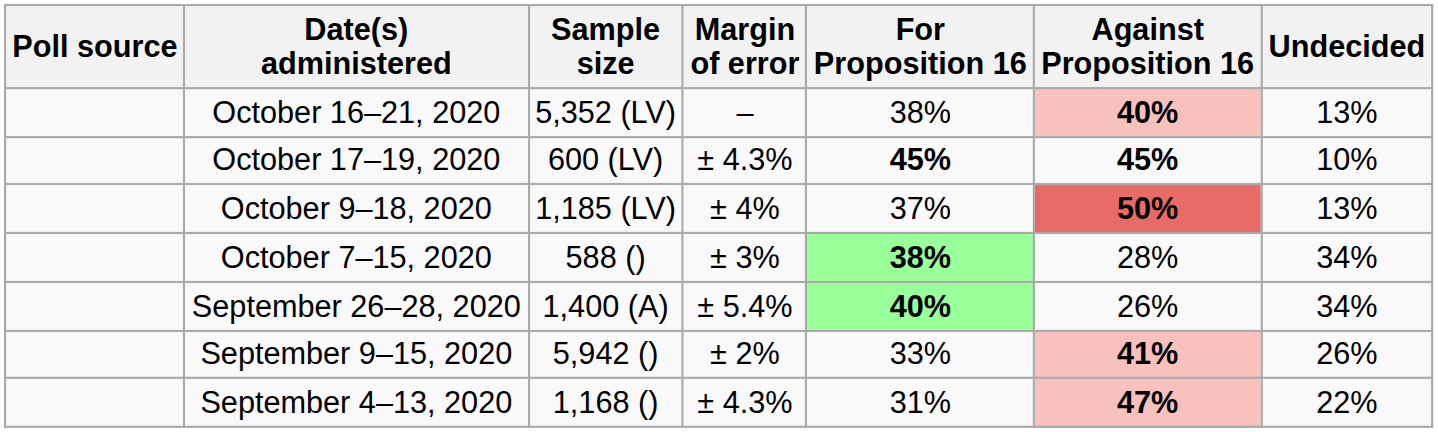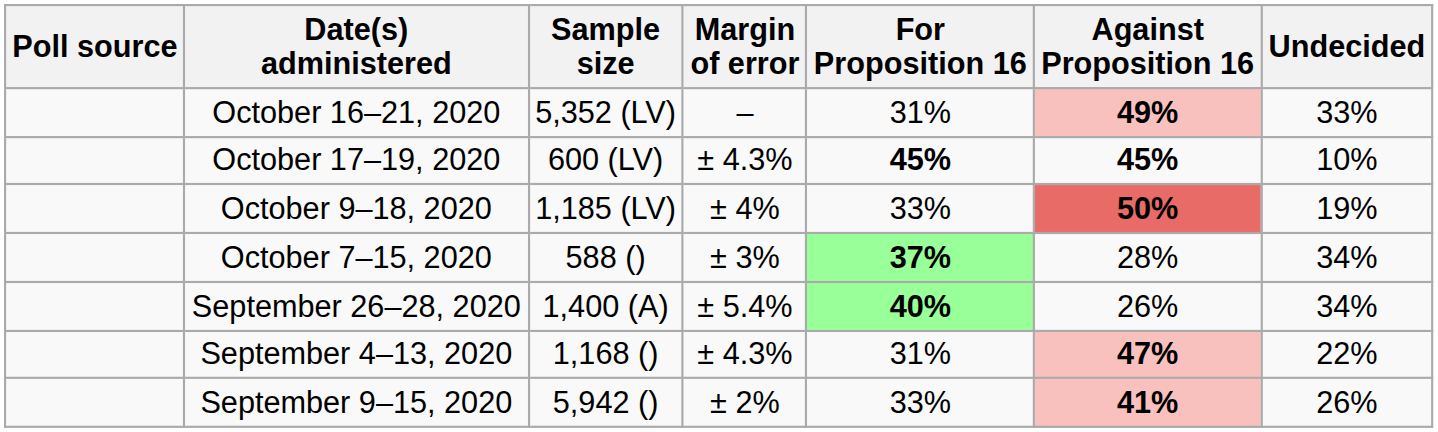(920, 112) 38% -> (920, 112) 31%
(1148, 112) 40% -> (1148, 112) 49%
(1347, 112) 13% -> (1347, 112) 33%
(920, 209) 37% -> (920, 209) 33%
(1347, 209) 13% -> (1347, 209) 19%
(920, 258) 38% -> (920, 258) 37%
rows swapped: (356, 355) <-> (356, 403)
